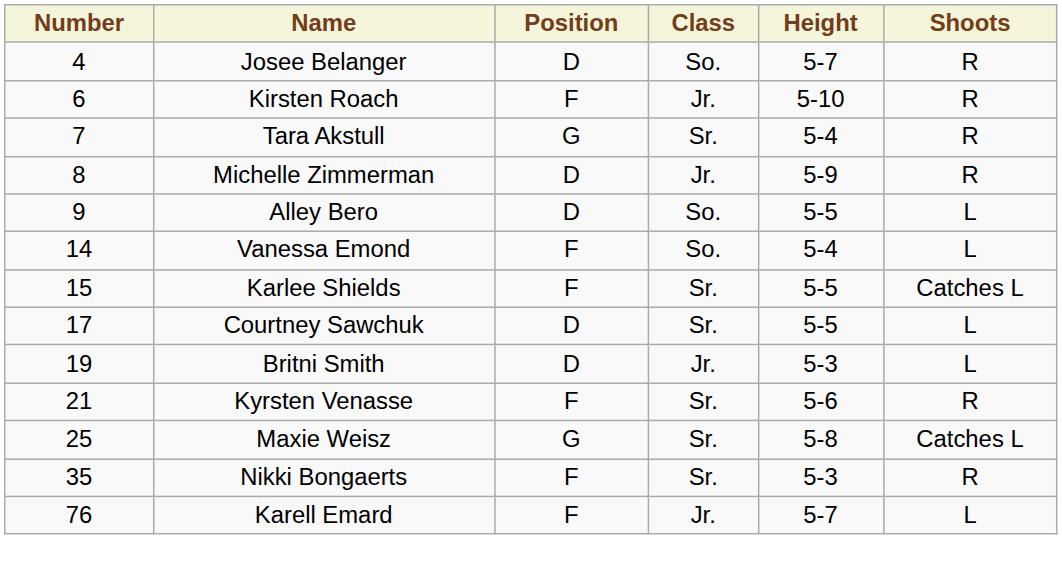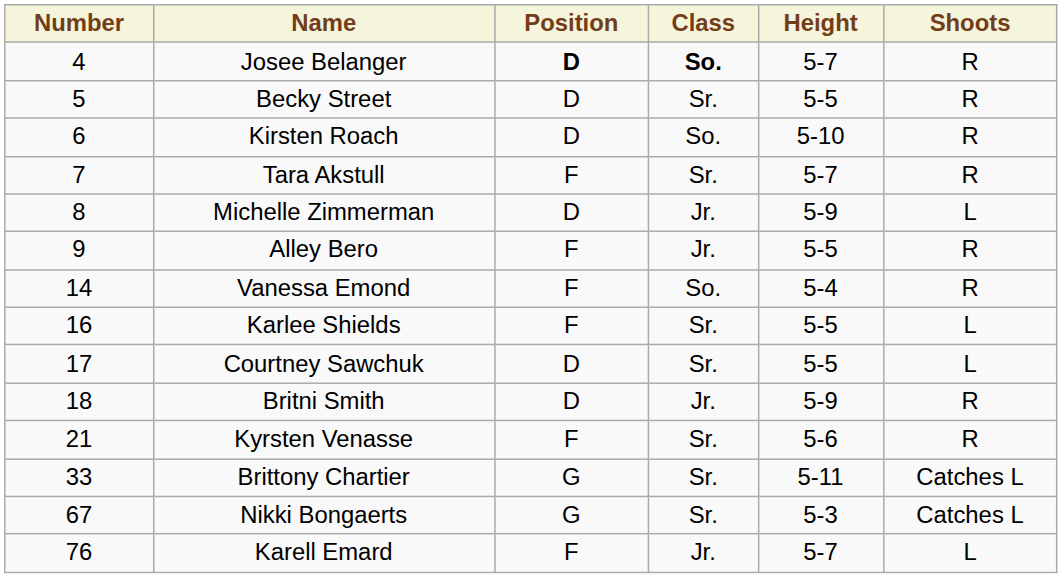(571, 61) normal -> (571, 61) bold
(703, 61) normal -> (703, 61) bold
+ row: (324, 99)
(571, 99) F -> (571, 136) D
(703, 99) Jr. -> (703, 136) So.
(571, 136) G -> (571, 174) F
(821, 136) 5-4 -> (821, 174) 5-7
(970, 174) R -> (970, 212) L
(571, 212) D -> (571, 250) F
(703, 212) So. -> (703, 250) Jr.
(970, 212) L -> (970, 250) R
(970, 250) L -> (970, 288) R
(79, 288) 15 -> (79, 325) 16
(970, 288) Catches L -> (970, 325) L
(79, 363) 19 -> (79, 401) 18
(821, 363) 5-3 -> (821, 401) 5-9
(970, 363) L -> (970, 401) R
- row: (324, 439)
+ row: (324, 477)
(79, 477) 35 -> (79, 514) 67
(571, 477) F -> (571, 514) G
(970, 477) R -> (970, 514) Catches L
